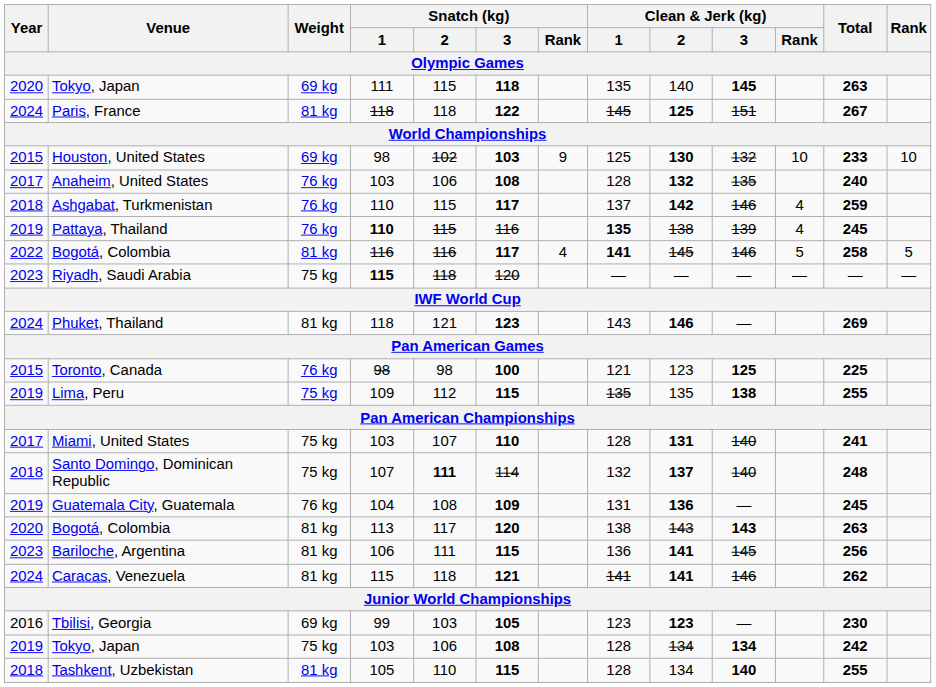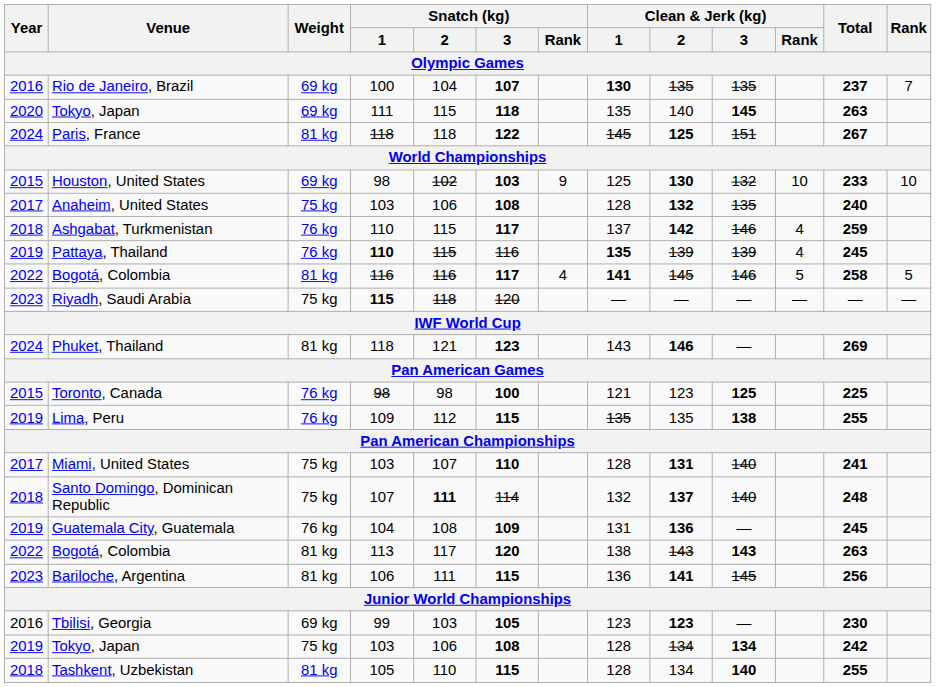+ row: (123, 87)
(319, 181) 76 kg -> (319, 205) 75 kg
(681, 228) 138 -> (681, 252) 139
(319, 393) 75 kg -> (319, 417) 76 kg
(26, 528) 2020 -> (26, 552) 2022
- row: (119, 575)
